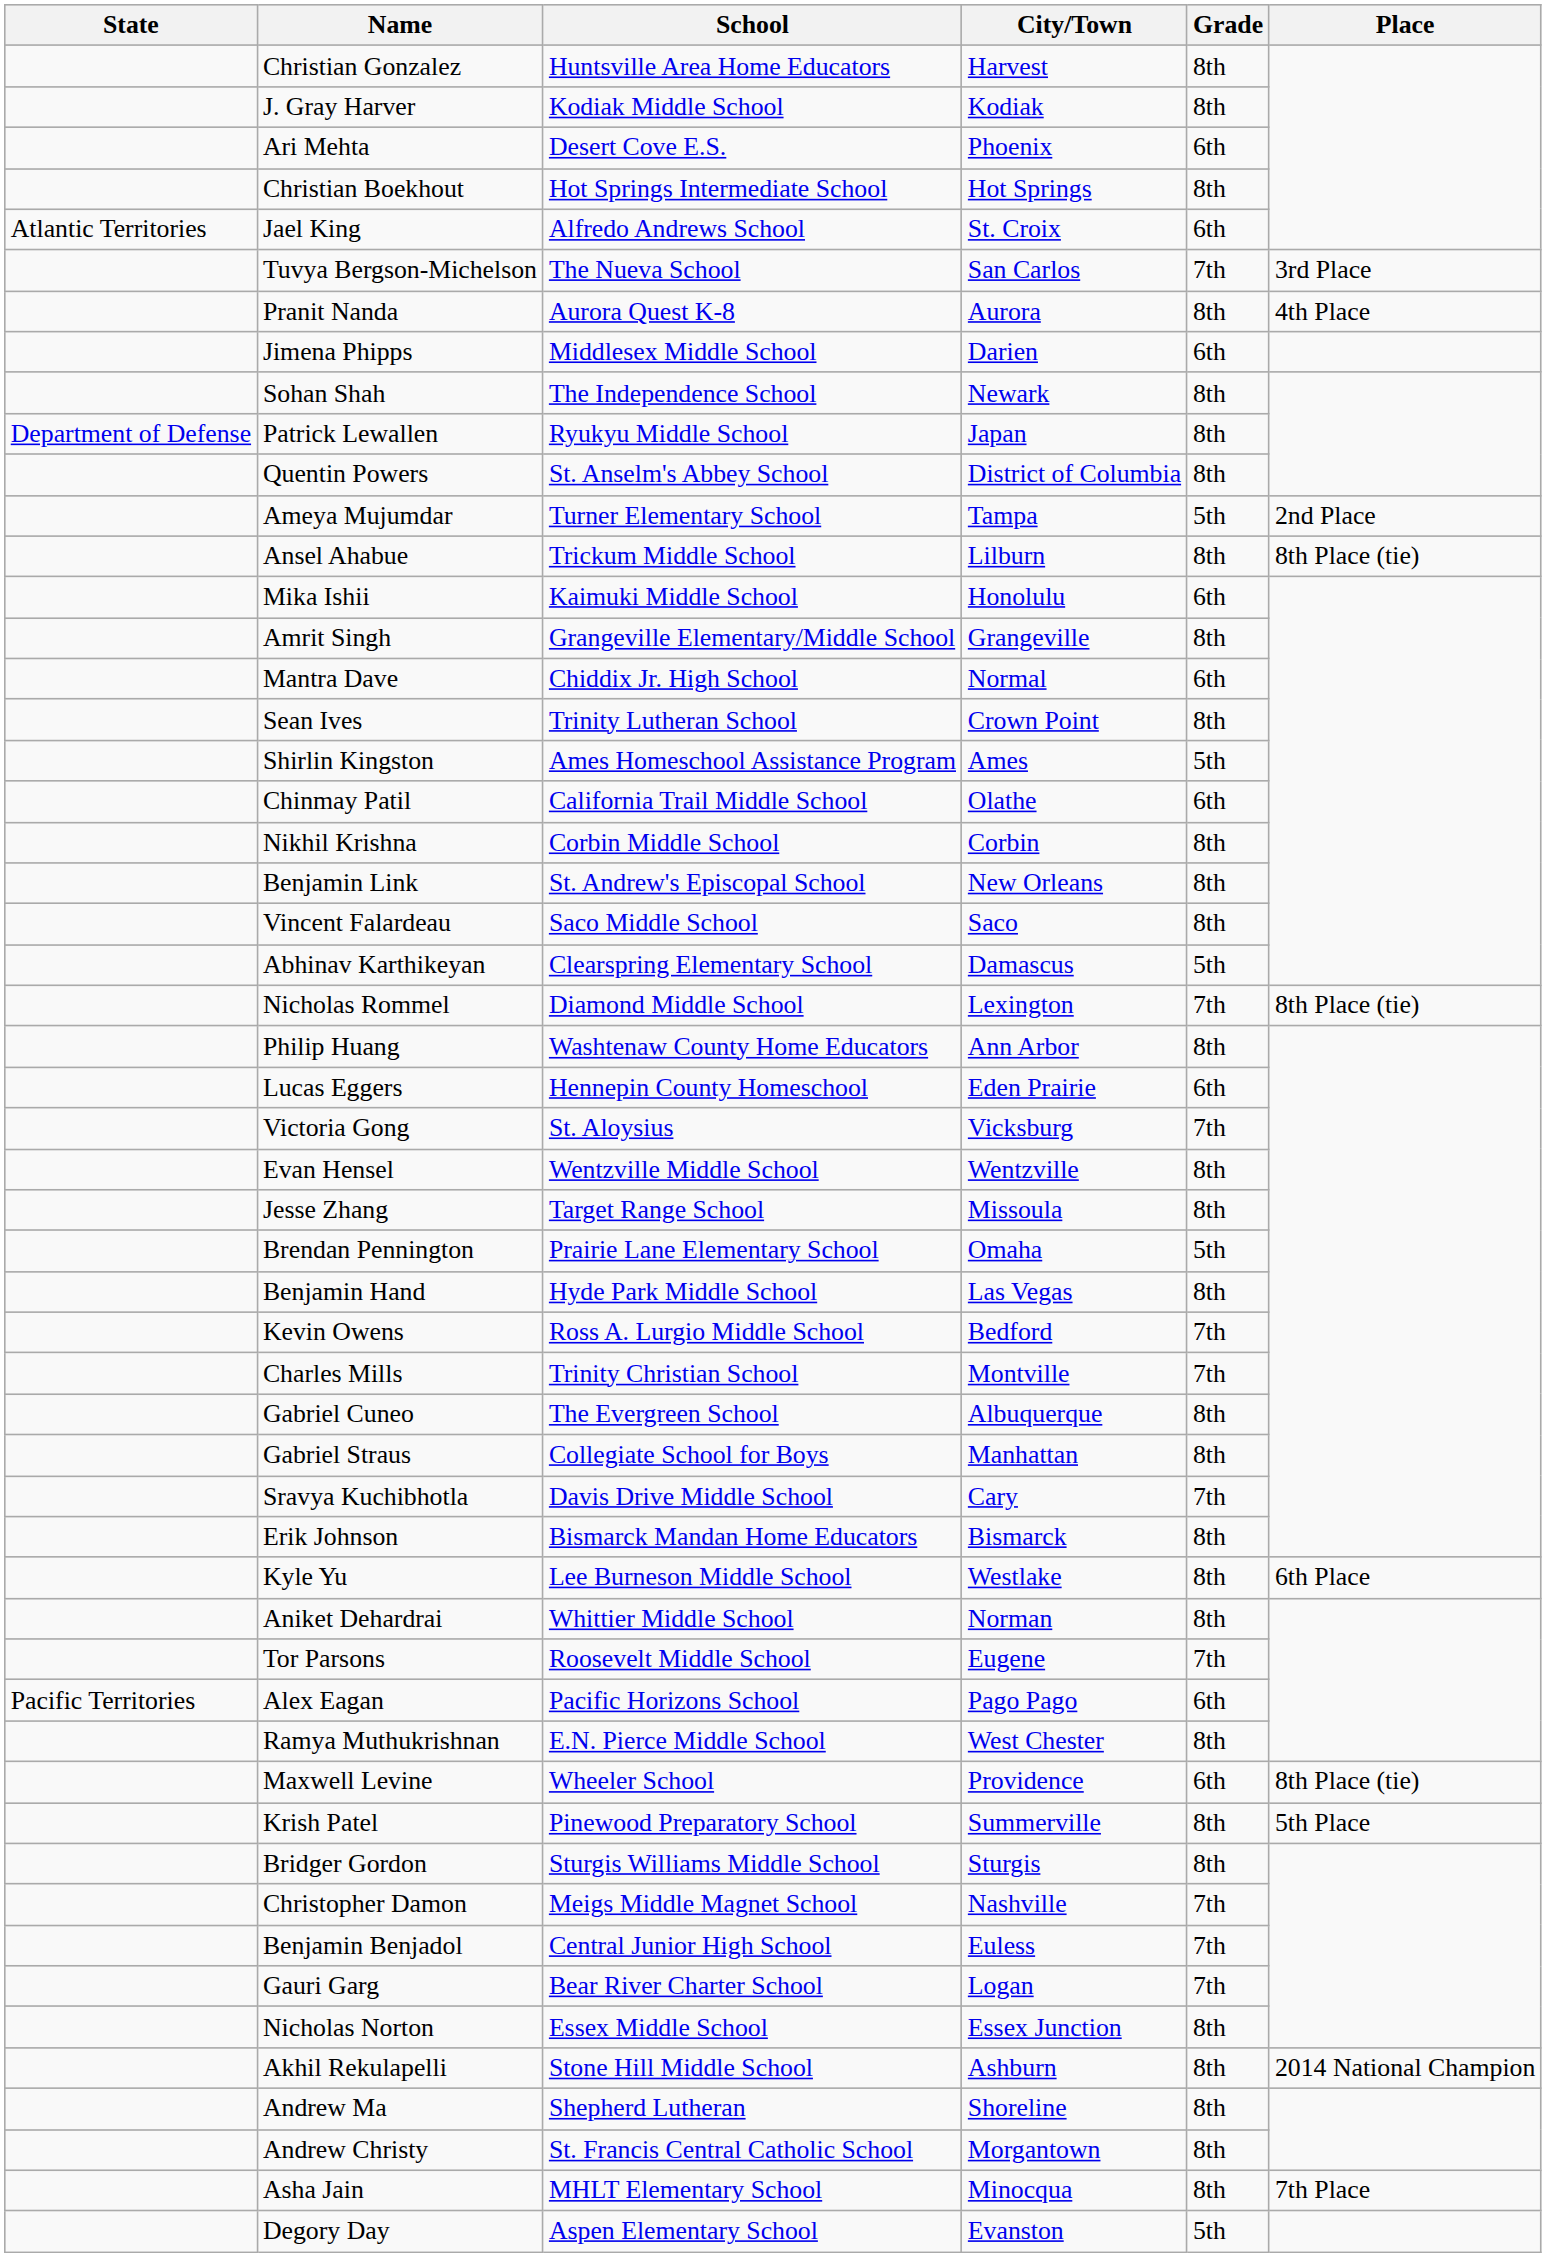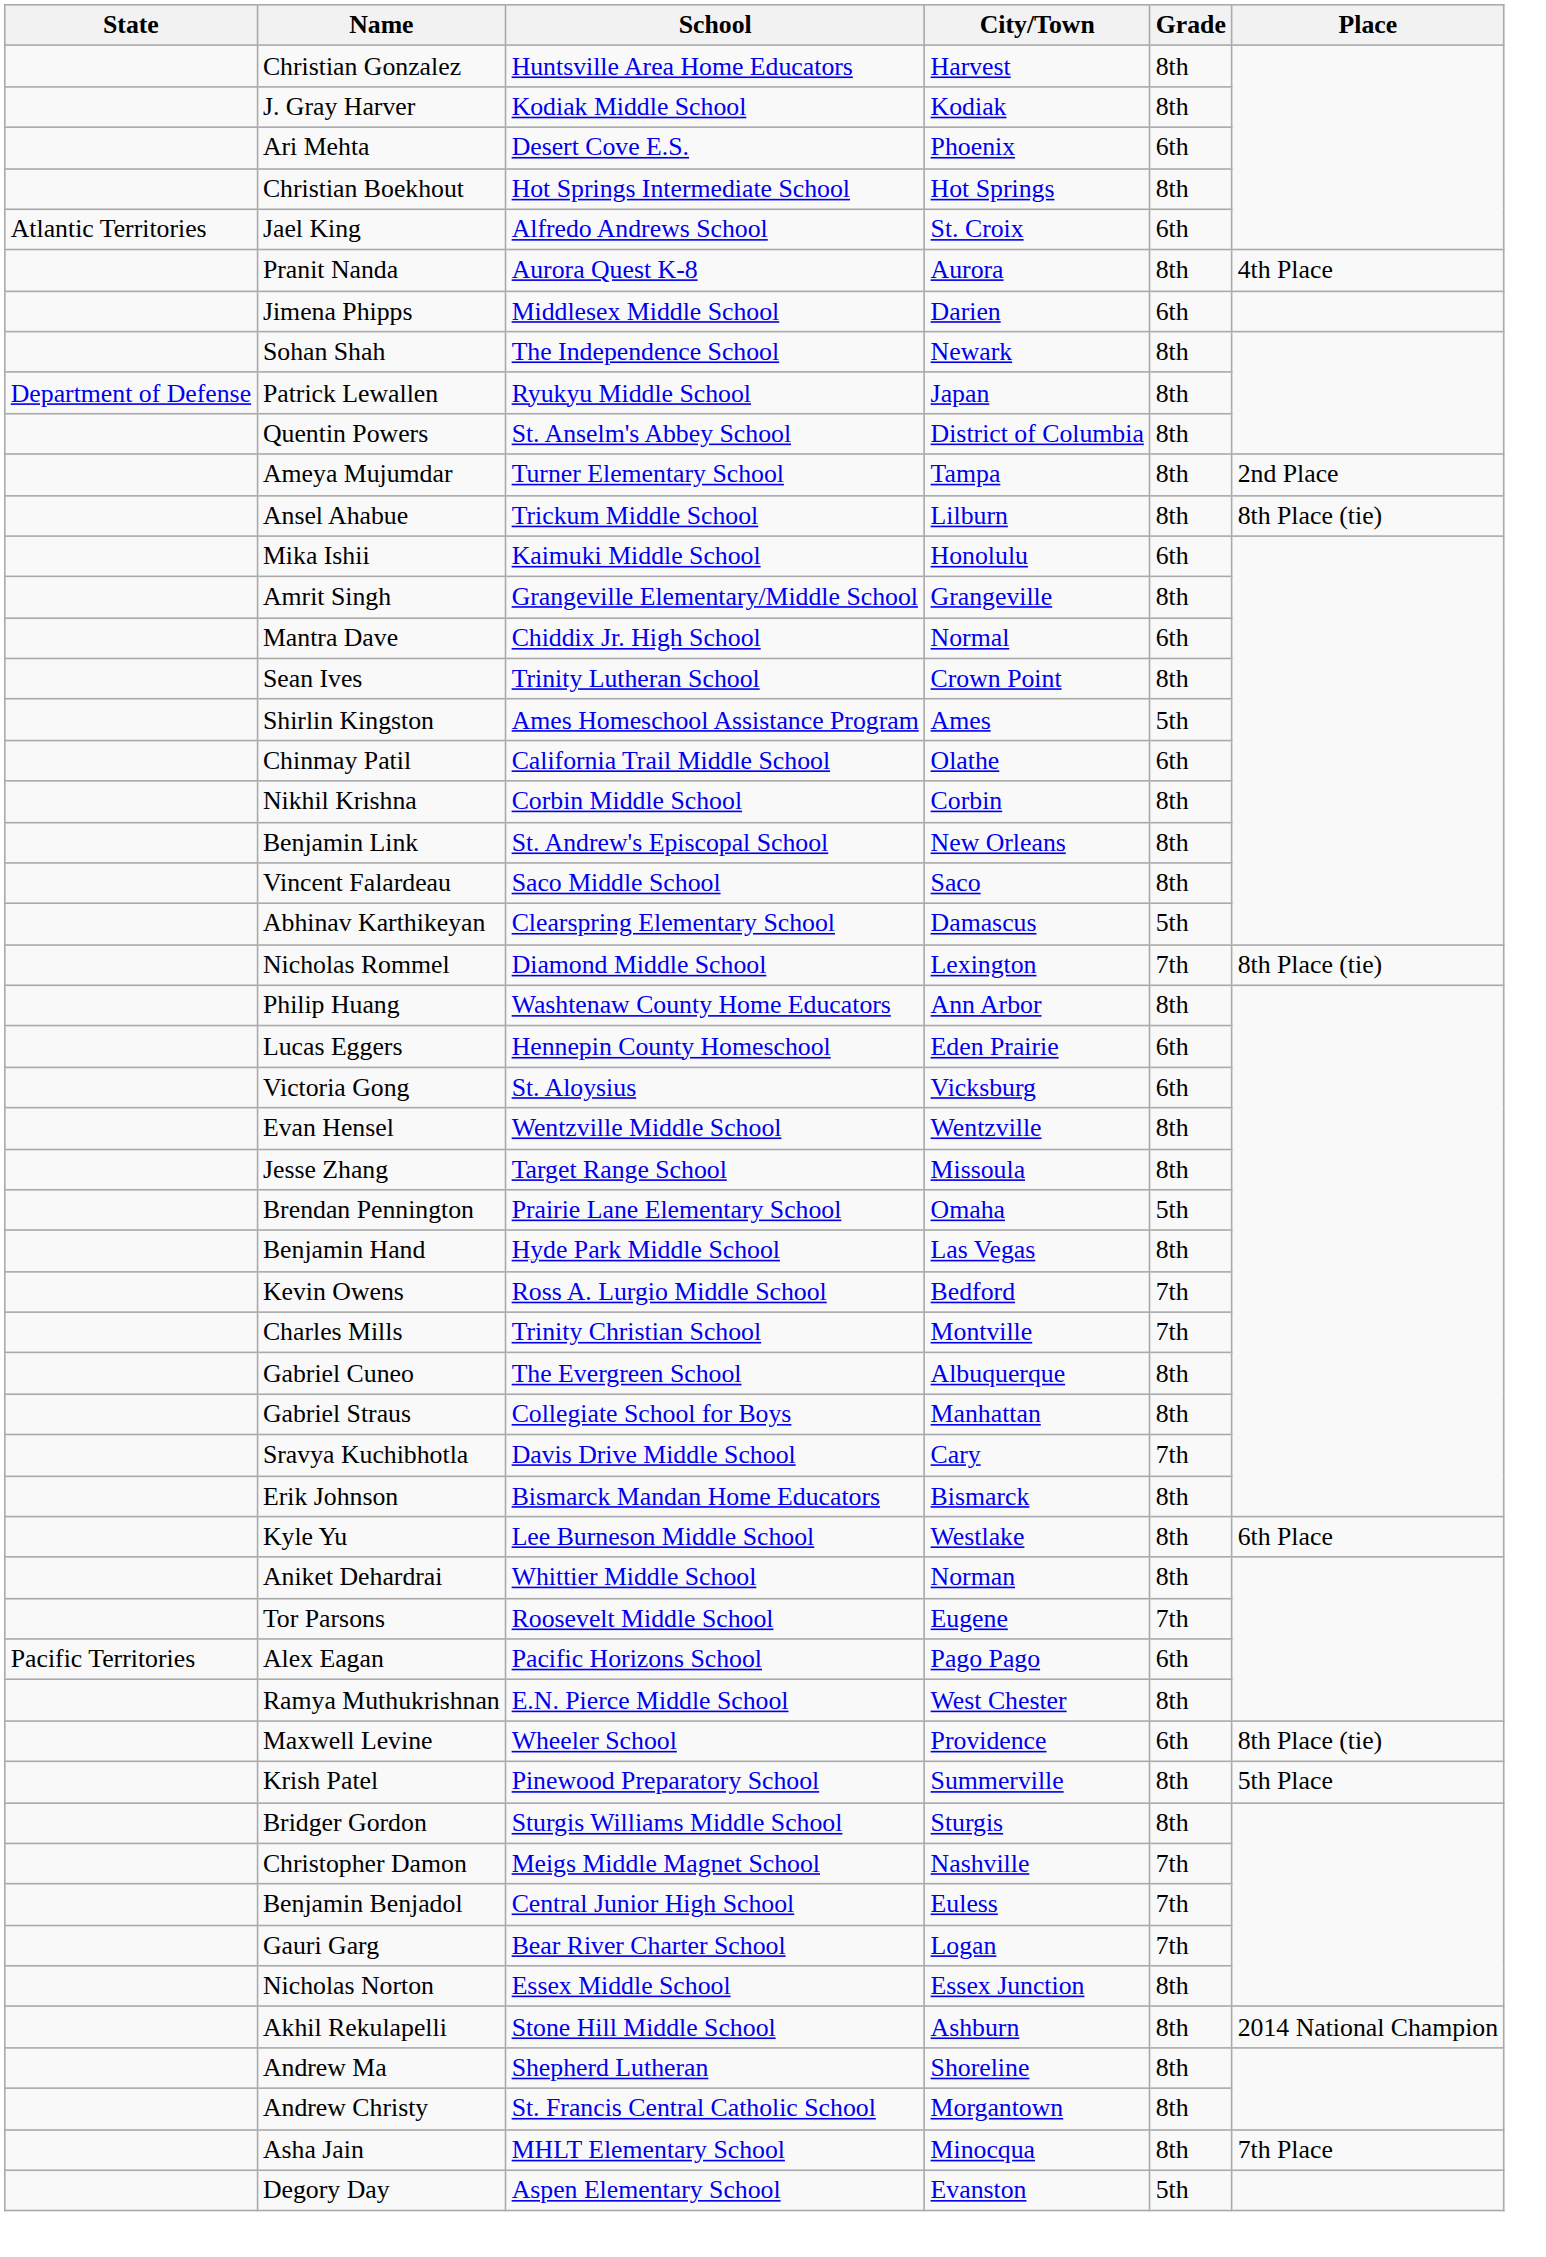- row: (400, 270)
(1209, 515) 5th -> (1172, 474) 8th
(1209, 1127) 7th -> (1172, 1087) 6th
